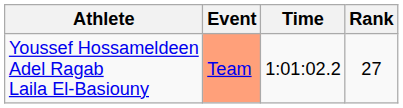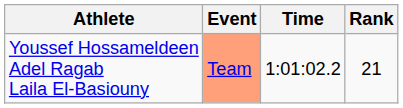(371, 68) 27 -> (371, 68) 21
